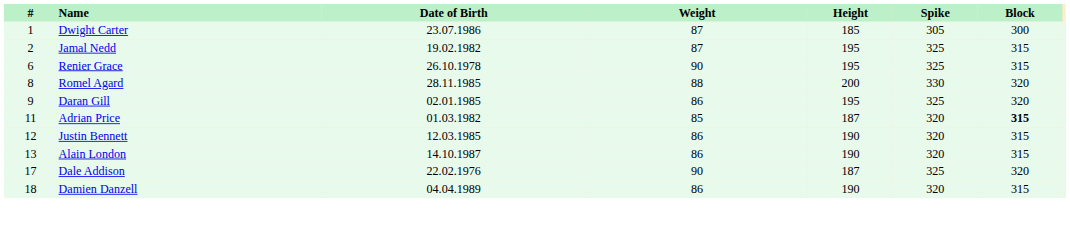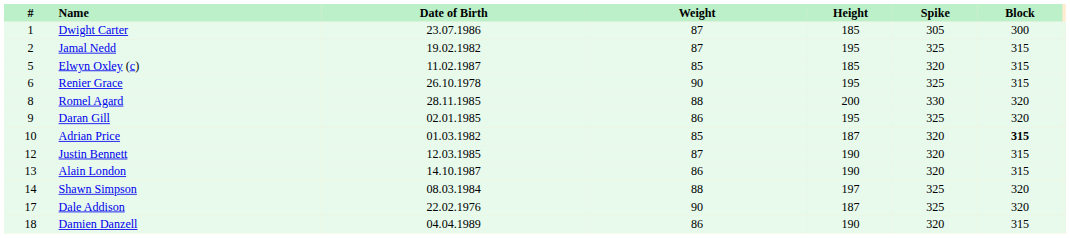+ row: (99, 65)
(30, 118) 11 -> (30, 136) 10
(697, 136) 86 -> (697, 154) 87
+ row: (98, 189)
